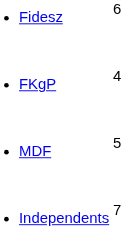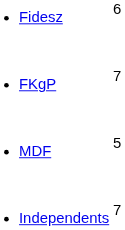(117, 76) 4 -> (117, 76) 7
